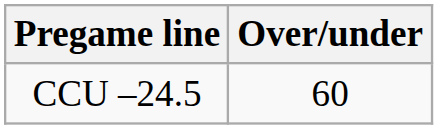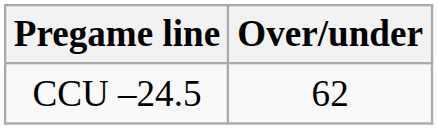(330, 92) 60 -> (330, 92) 62
